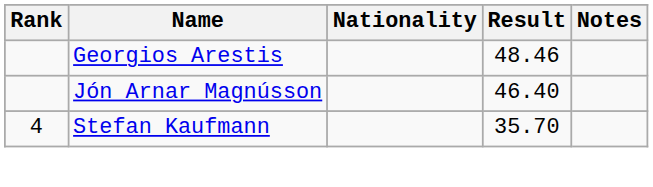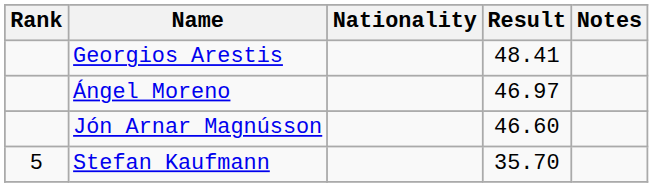(527, 58) 48.46 -> (527, 58) 48.41
+ row: (152, 93)
(527, 93) 46.40 -> (527, 129) 46.60
(36, 129) 4 -> (36, 164) 5
